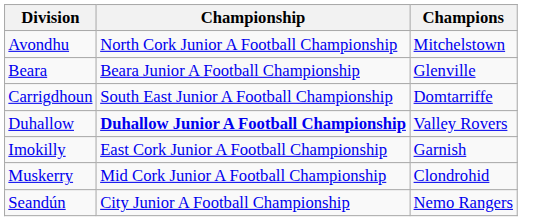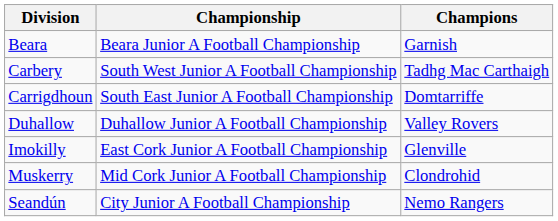- row: (39, 44)
(445, 70) Glenville -> (431, 44) Garnish
+ row: (35, 70)
(253, 123) bold -> (243, 123) normal
(440, 149) Garnish -> (435, 149) Glenville
